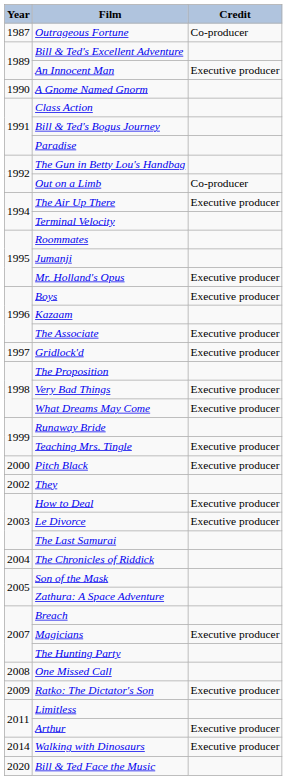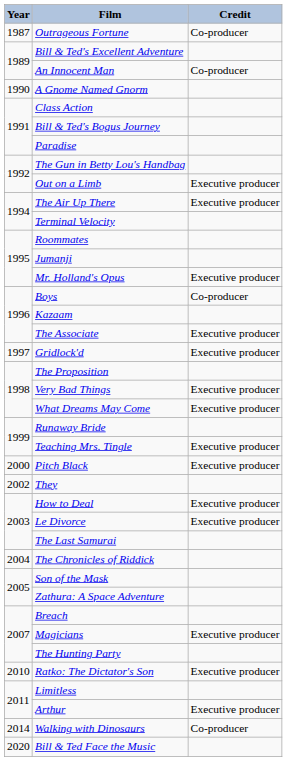(235, 70) Executive producer -> (219, 70) Co-producer
(219, 183) Co-producer -> (235, 183) Executive producer
(235, 296) Executive producer -> (219, 296) Co-producer
- row: (73, 671)
(18, 690) 2009 -> (18, 671) 2010
(235, 747) Executive producer -> (219, 728) Co-producer
